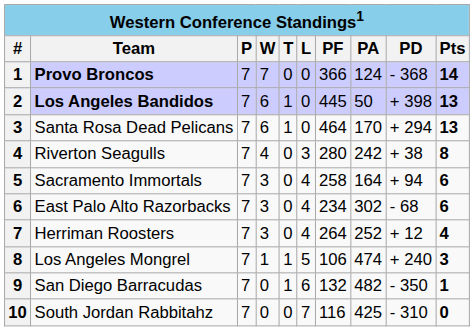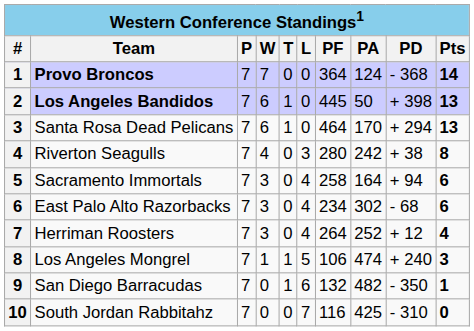(333, 74) 366 -> (333, 74) 364
